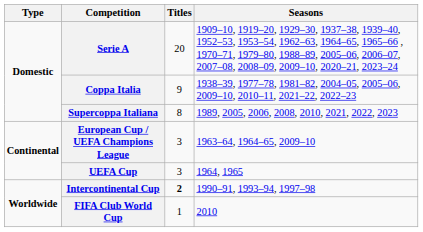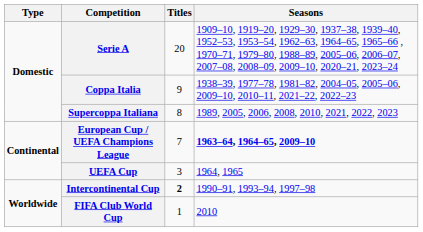(179, 142) 3 -> (179, 142) 7
(256, 142) normal -> (256, 142) bold
